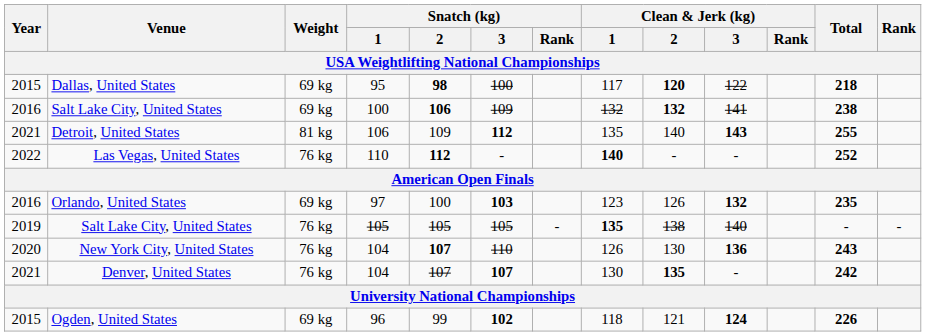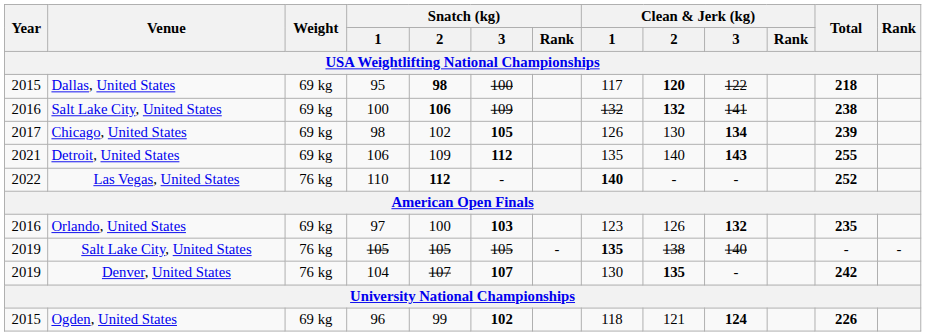+ row: (119, 132)
(316, 132) 81 kg -> (316, 156) 69 kg
- row: (166, 249)
(26, 272) 2021 -> (26, 272) 2019
